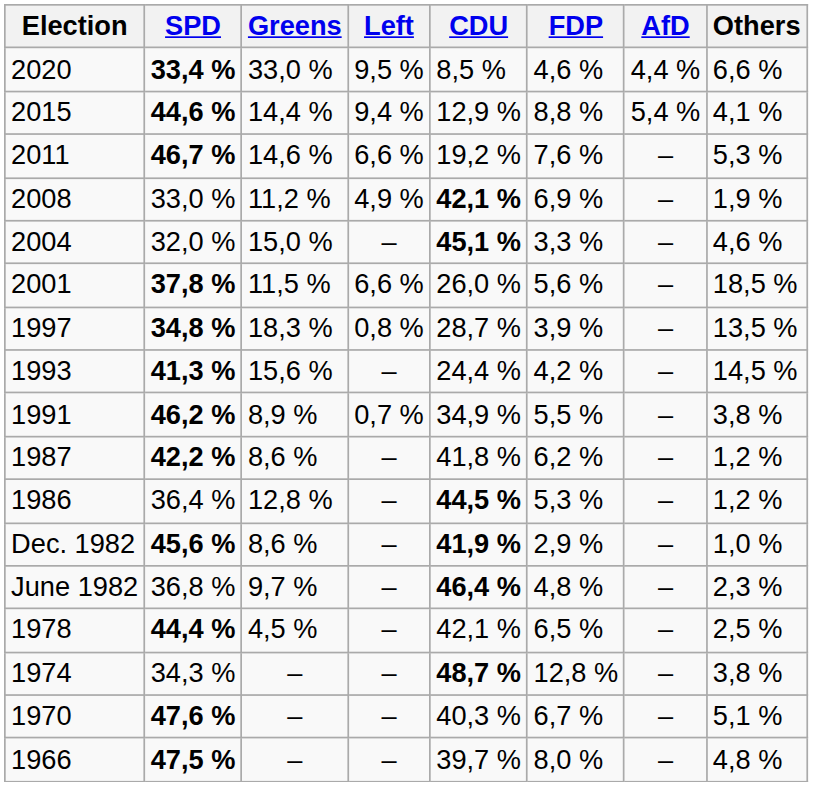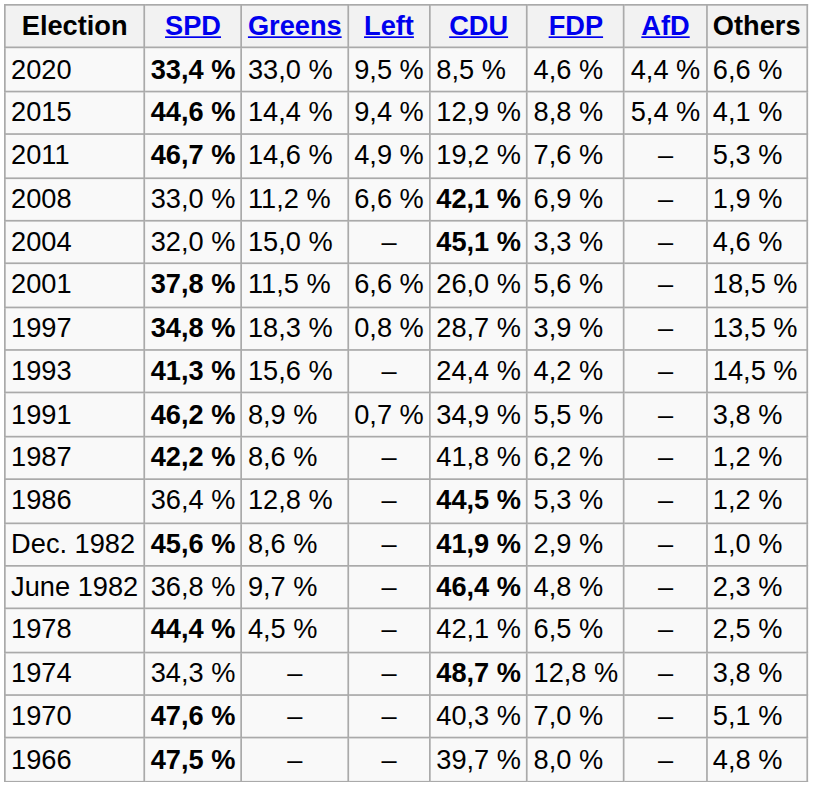(389, 155) 6,6 % -> (389, 155) 4,9 %
(389, 198) 4,9 % -> (389, 198) 6,6 %
(568, 716) 6,7 % -> (568, 716) 7,0 %
